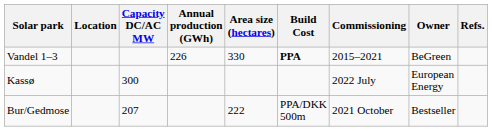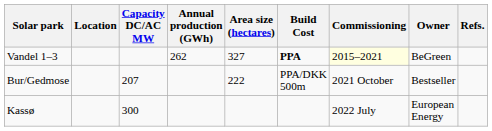(178, 56) 226 -> (178, 56) 262
(236, 56) 330 -> (236, 56) 327
(357, 56) no background -> (357, 56) lightyellow background
rows swapped: (21, 80) <-> (38, 110)
